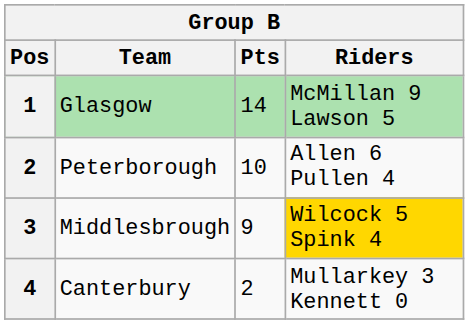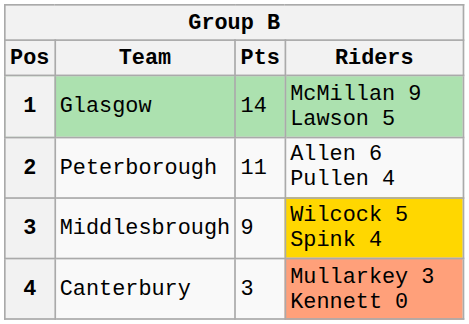(254, 167) 10 -> (254, 167) 11
(247, 289) 2 -> (247, 289) 3
(362, 289) no background -> (362, 289) lightsalmon background
